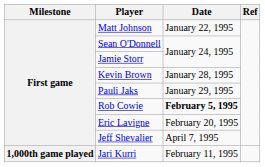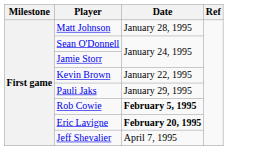(199, 28) January 22, 1995 -> (158, 28) January 28, 1995
(199, 75) January 28, 1995 -> (158, 75) January 22, 1995
(202, 122) normal -> (163, 122) bold
- row: (117, 153)
